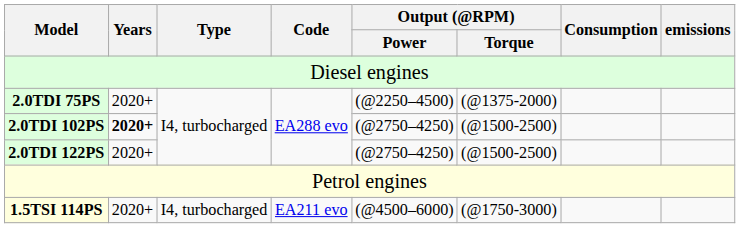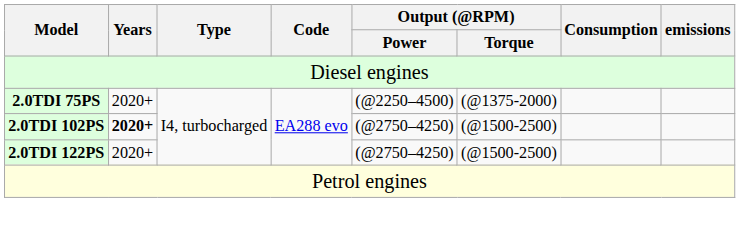- row: (56, 210)
